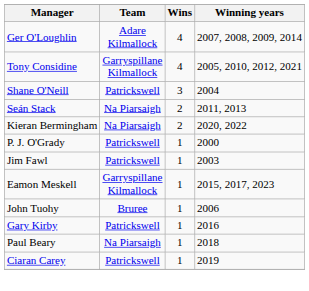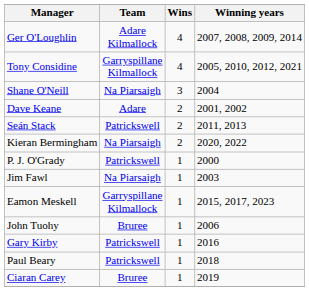(132, 90) Patrickswell -> (132, 90) Na Piarsaigh
+ row: (34, 108)
(132, 108) Na Piarsaigh -> (132, 125) Patrickswell
(132, 160) Patrickswell -> (132, 178) Na Piarsaigh
(132, 243) Na Piarsaigh -> (132, 260) Patrickswell
(132, 260) Patrickswell -> (132, 278) Bruree
